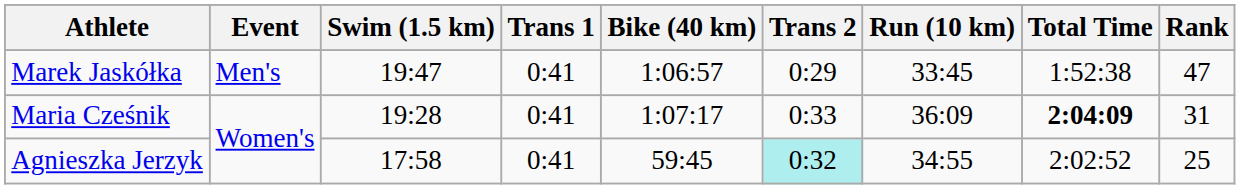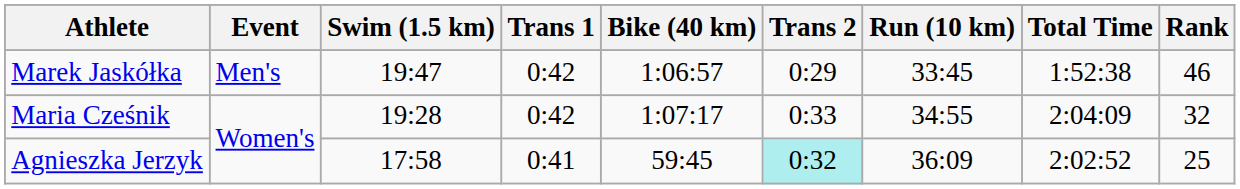(551, 71) 0:41 -> (551, 71) 0:42
(1197, 71) 47 -> (1197, 71) 46
(551, 116) 0:41 -> (551, 116) 0:42
(942, 116) 36:09 -> (942, 116) 34:55
(1090, 116) bold -> (1090, 116) normal
(1197, 116) 31 -> (1197, 116) 32
(942, 161) 34:55 -> (942, 161) 36:09
